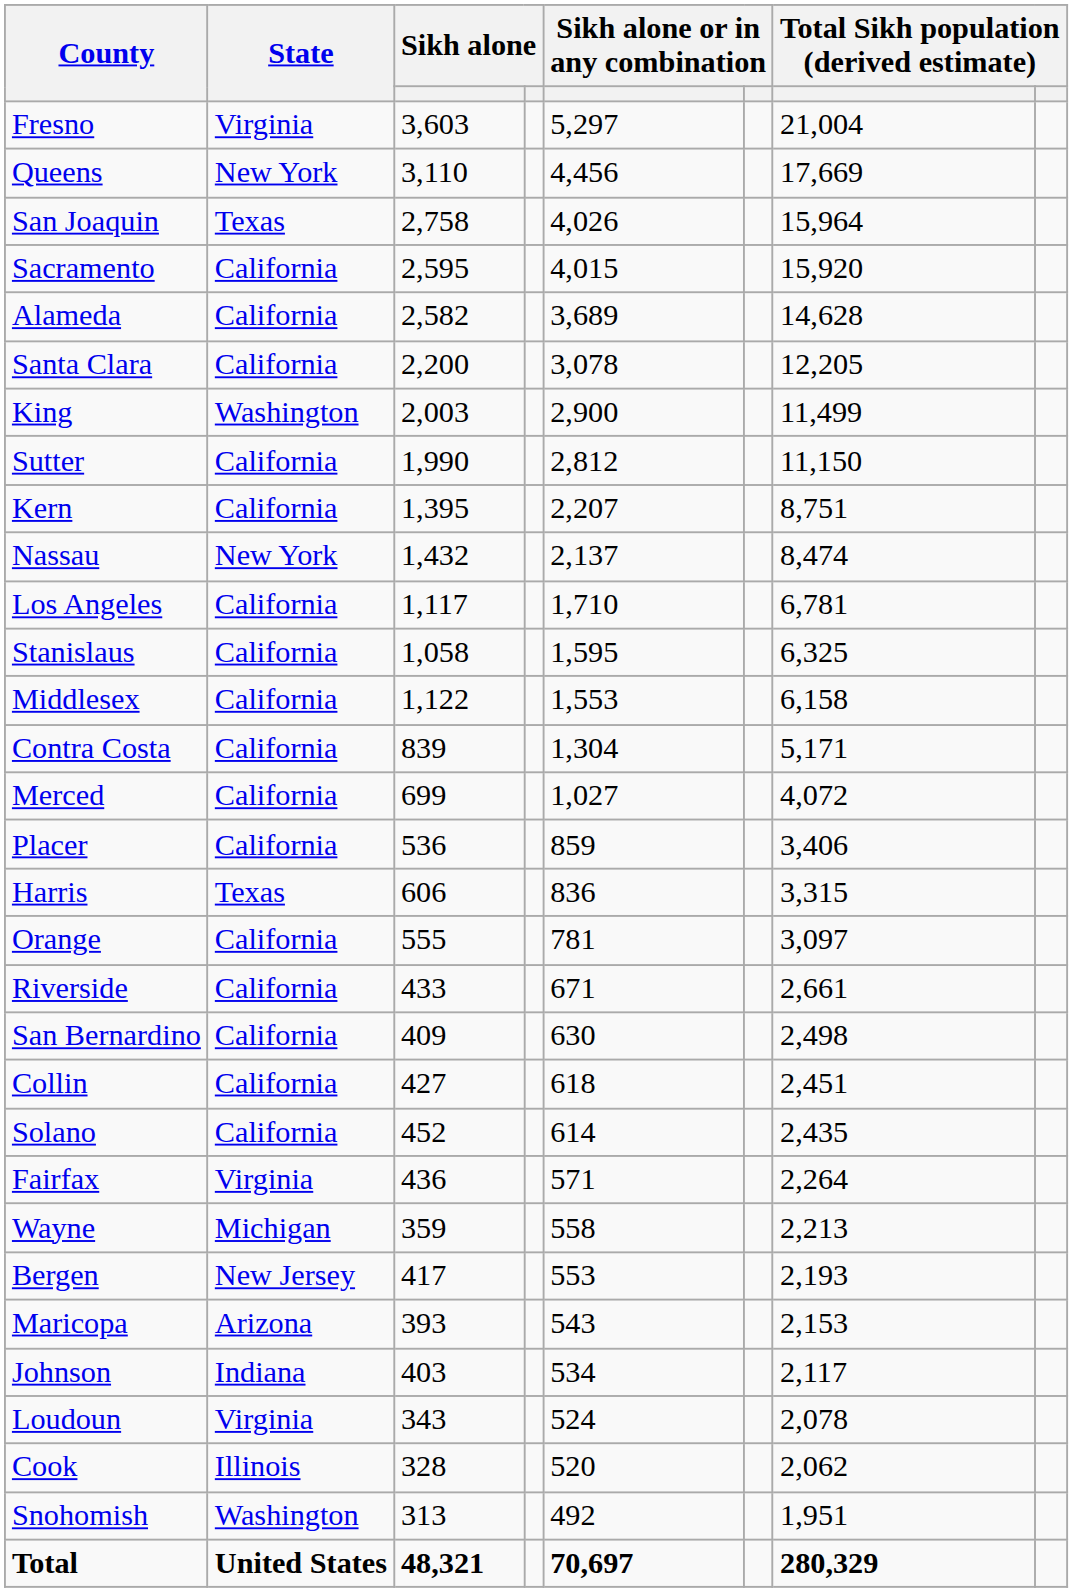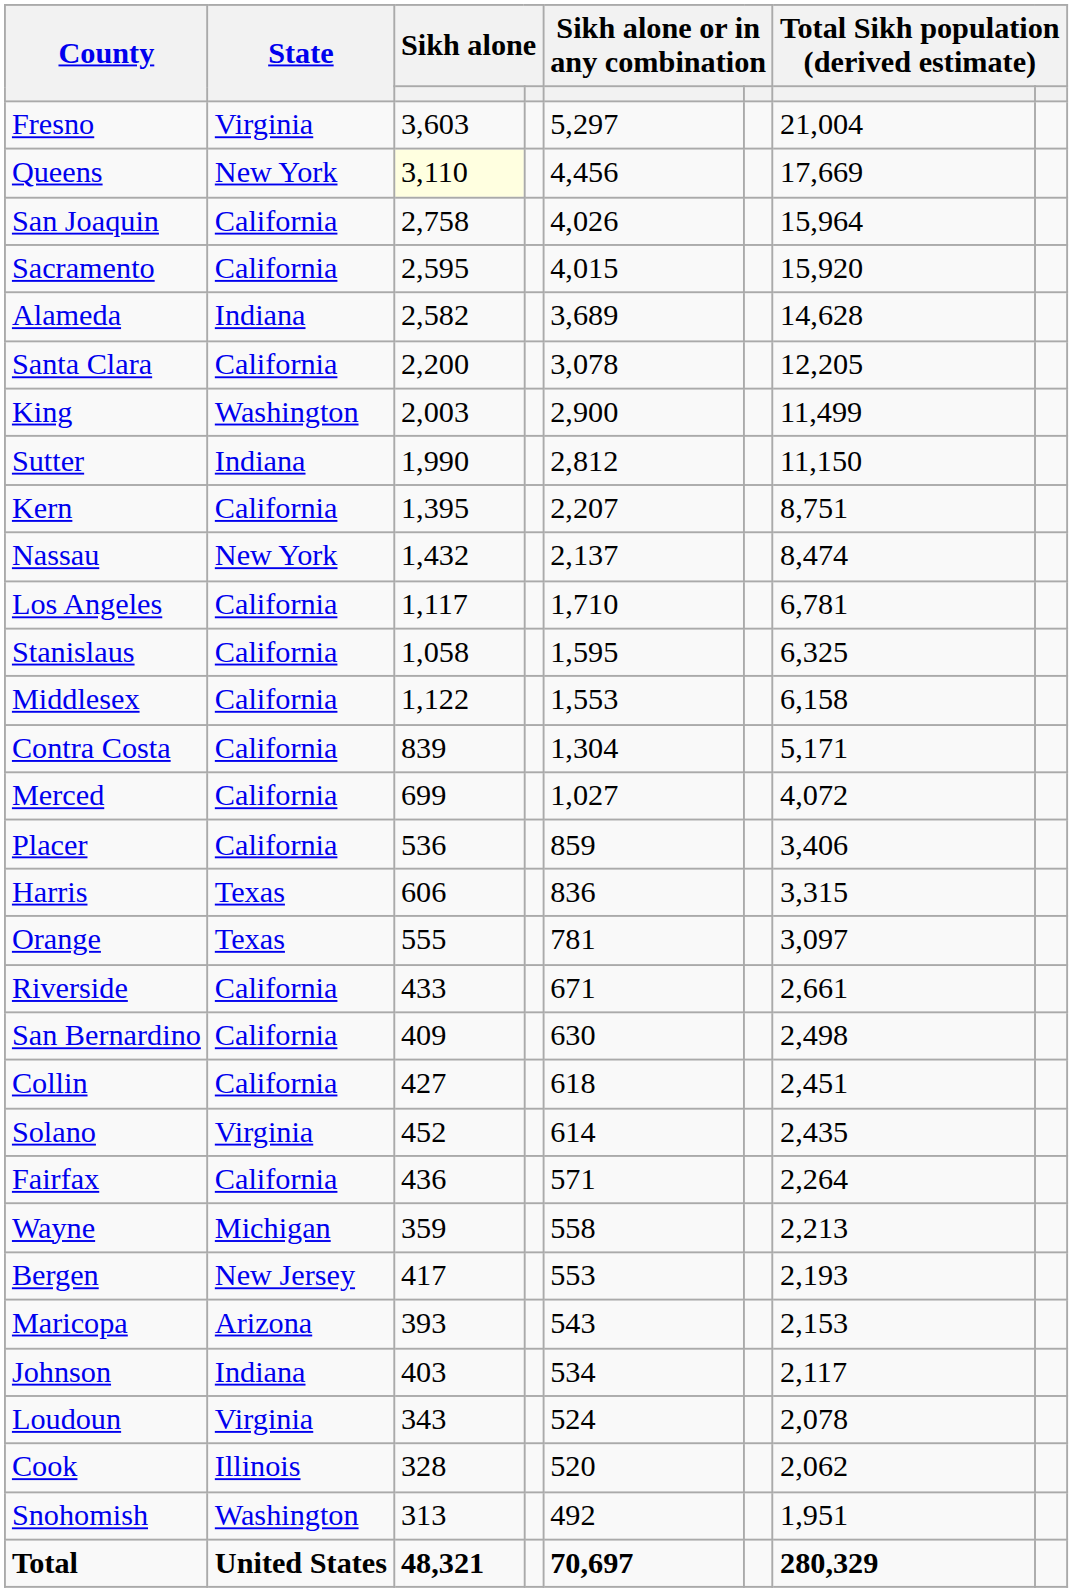(434, 172) no background -> (434, 172) lightyellow background
(250, 220) Texas -> (276, 220) California
(276, 316) California -> (260, 316) Indiana
(276, 460) California -> (260, 460) Indiana
(276, 939) California -> (250, 939) Texas
(276, 1131) California -> (264, 1131) Virginia
(264, 1179) Virginia -> (276, 1179) California
